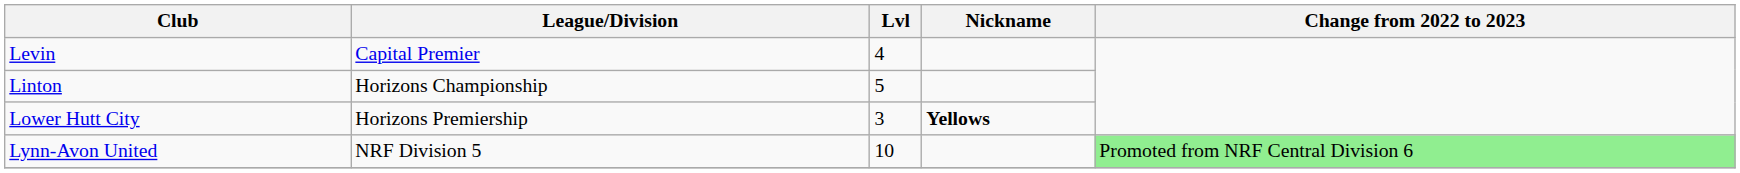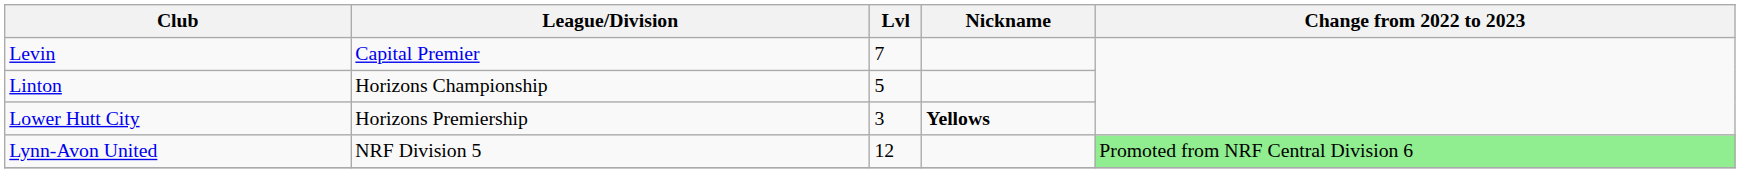(879, 53) 4 -> (879, 53) 7
(884, 151) 10 -> (884, 151) 12
